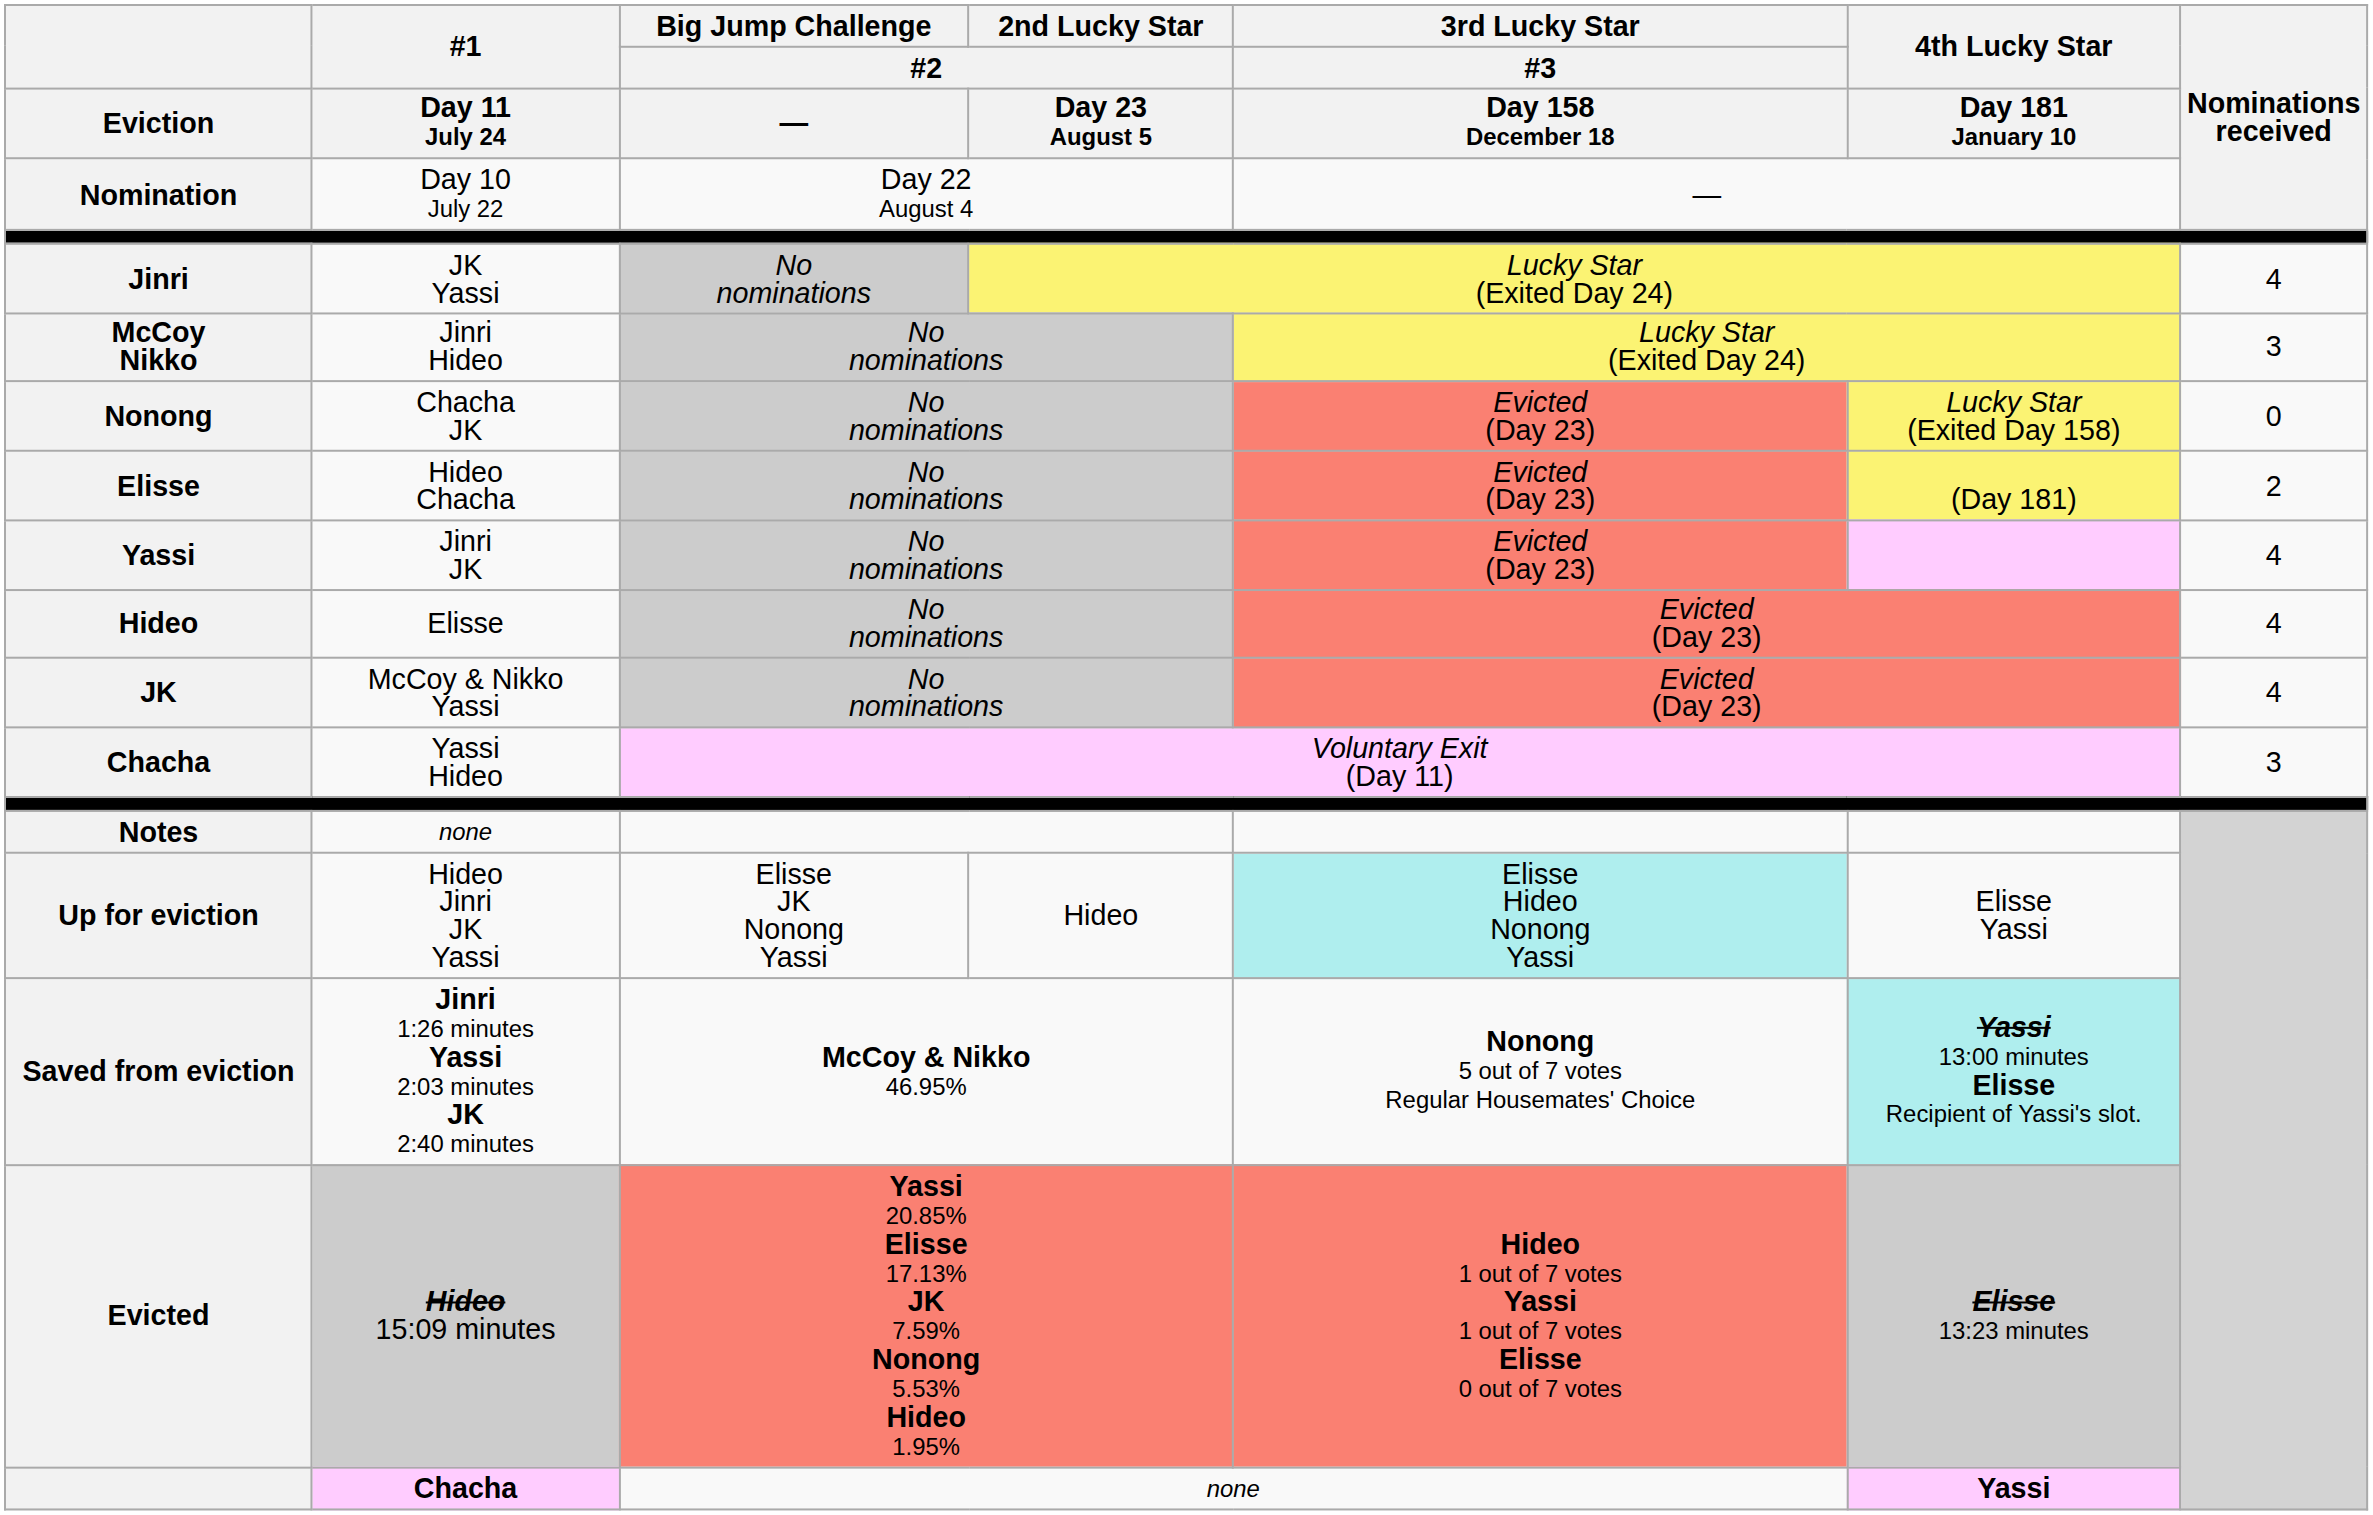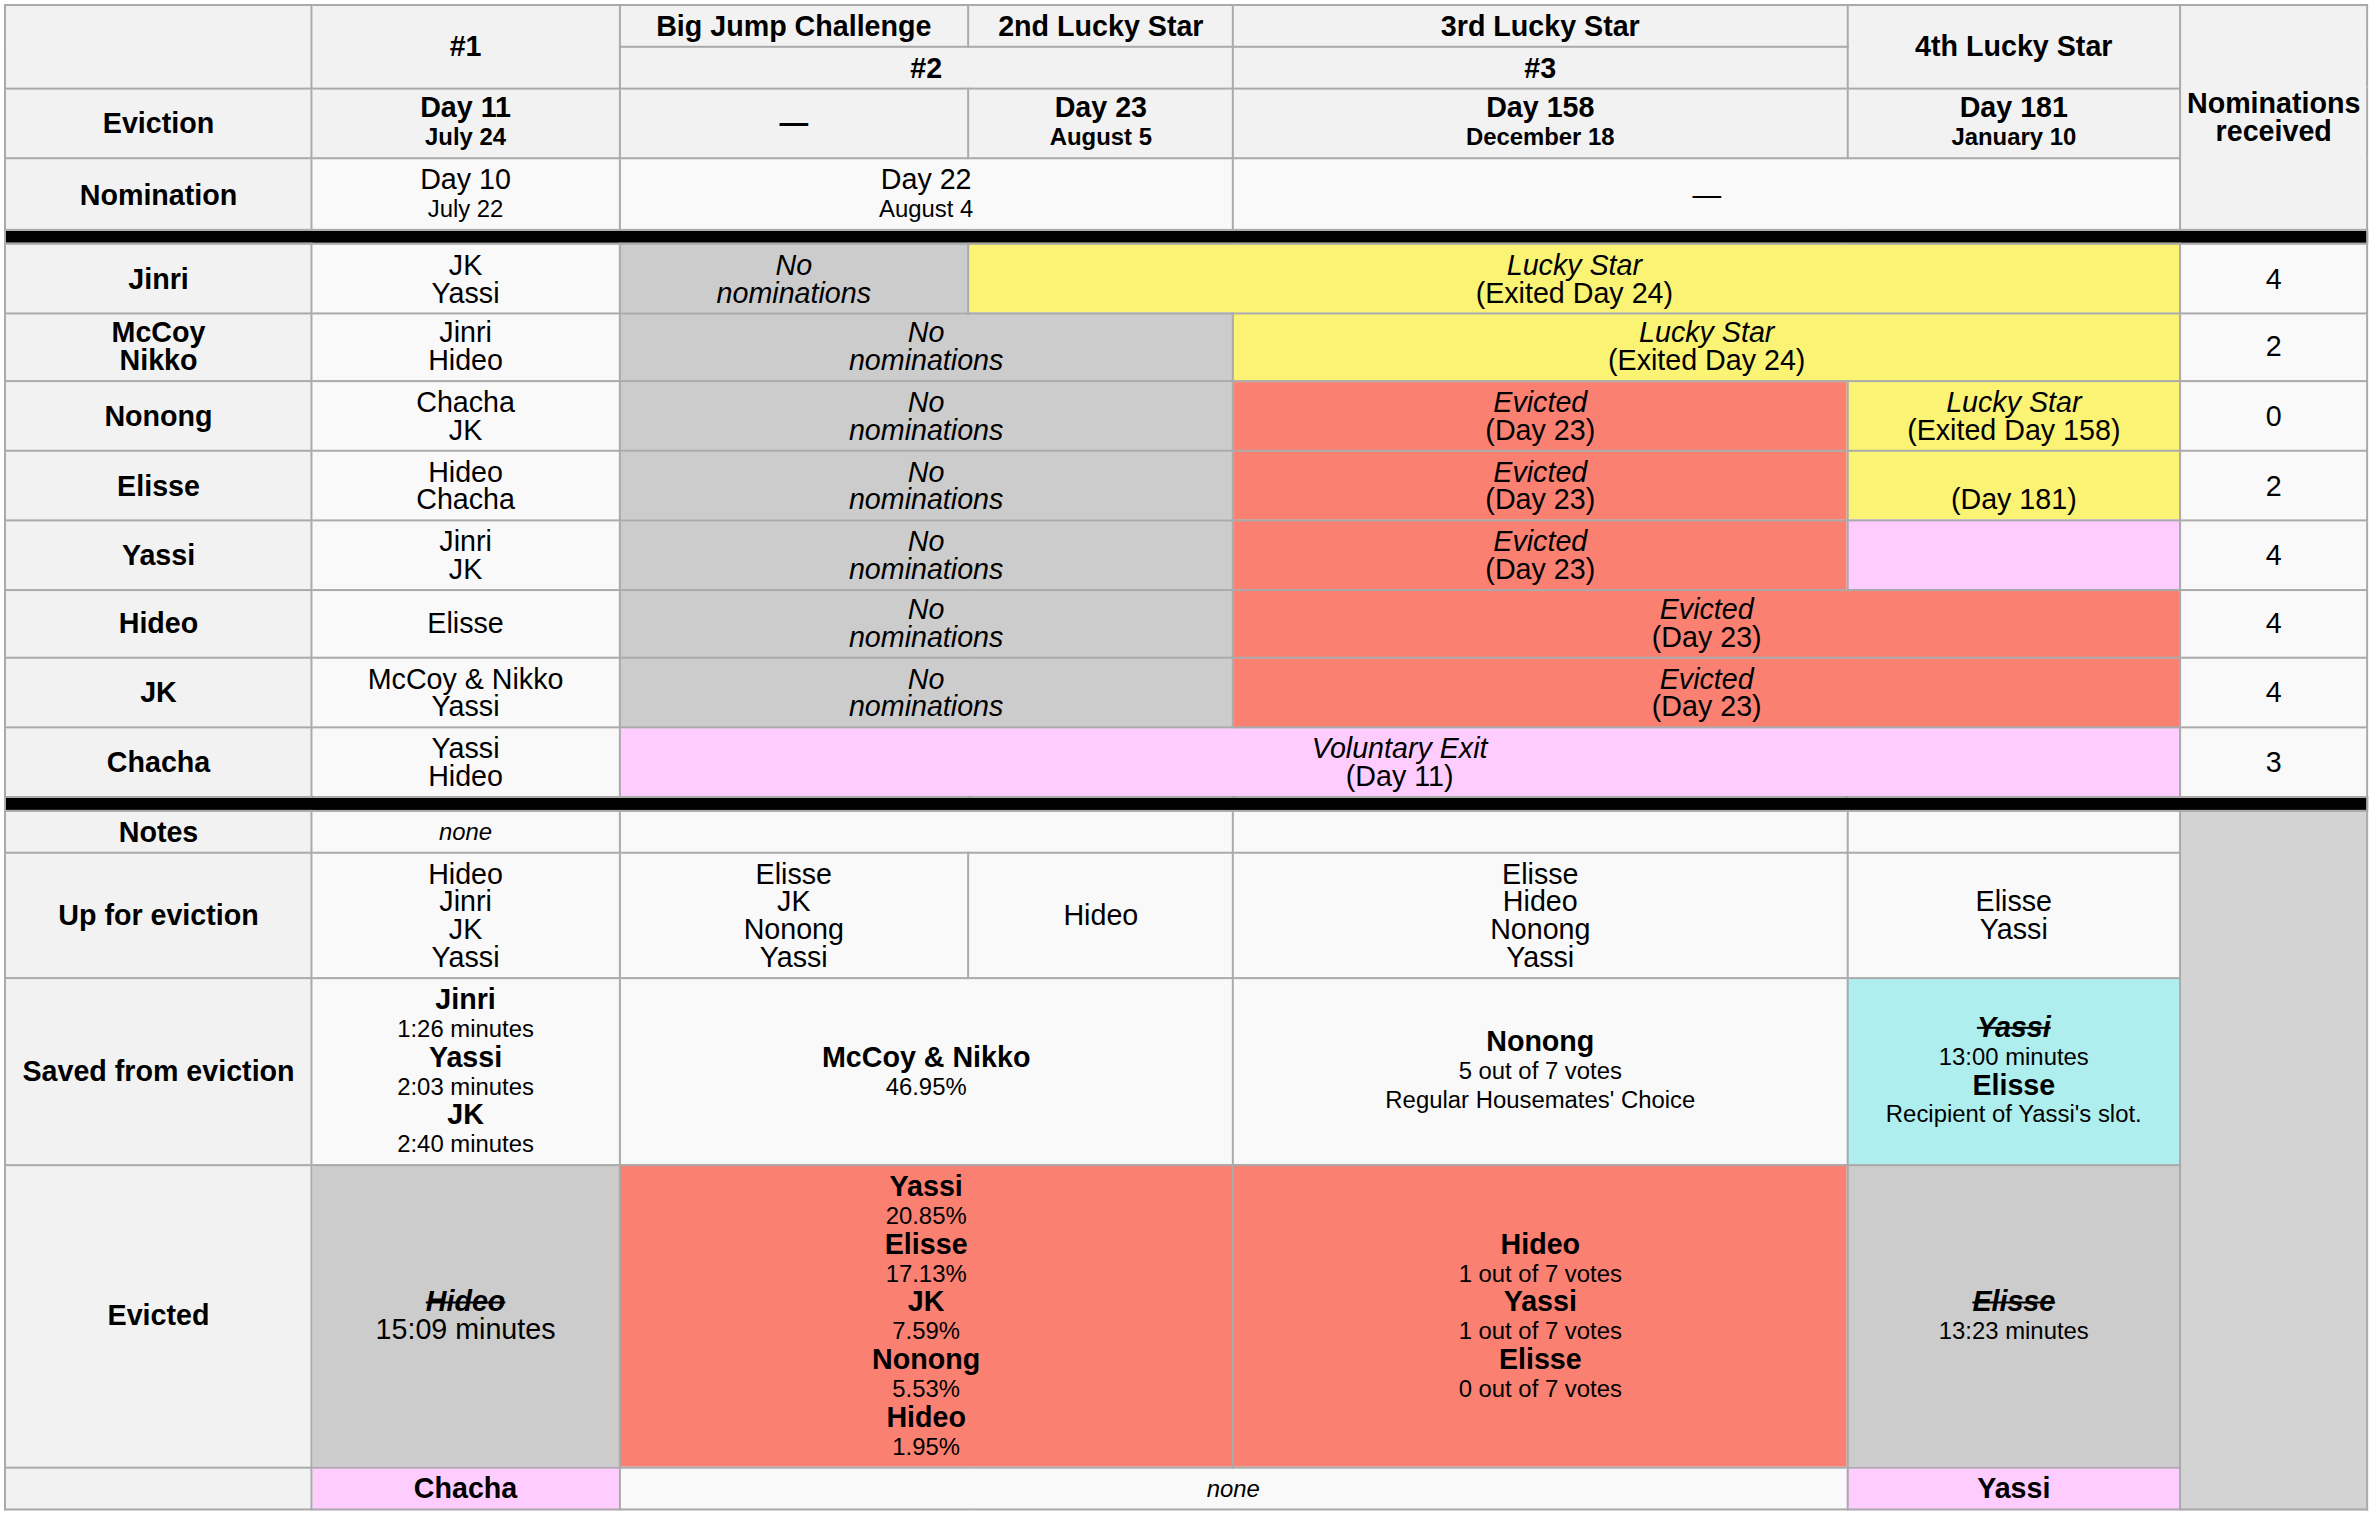(2274, 347) 3 -> (2274, 347) 2
(1540, 916) paleturquoise background -> (1540, 916) no background
